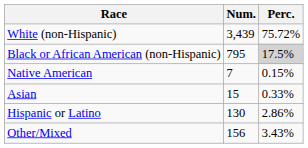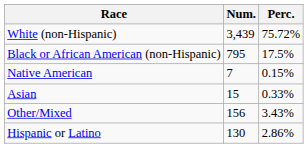(278, 53) lightgrey background -> (278, 53) no background
rows swapped: (40, 133) <-> (54, 113)
